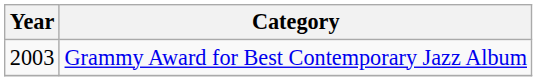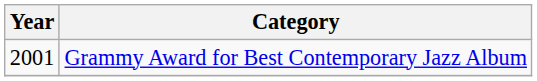(32, 57) 2003 -> (32, 57) 2001
